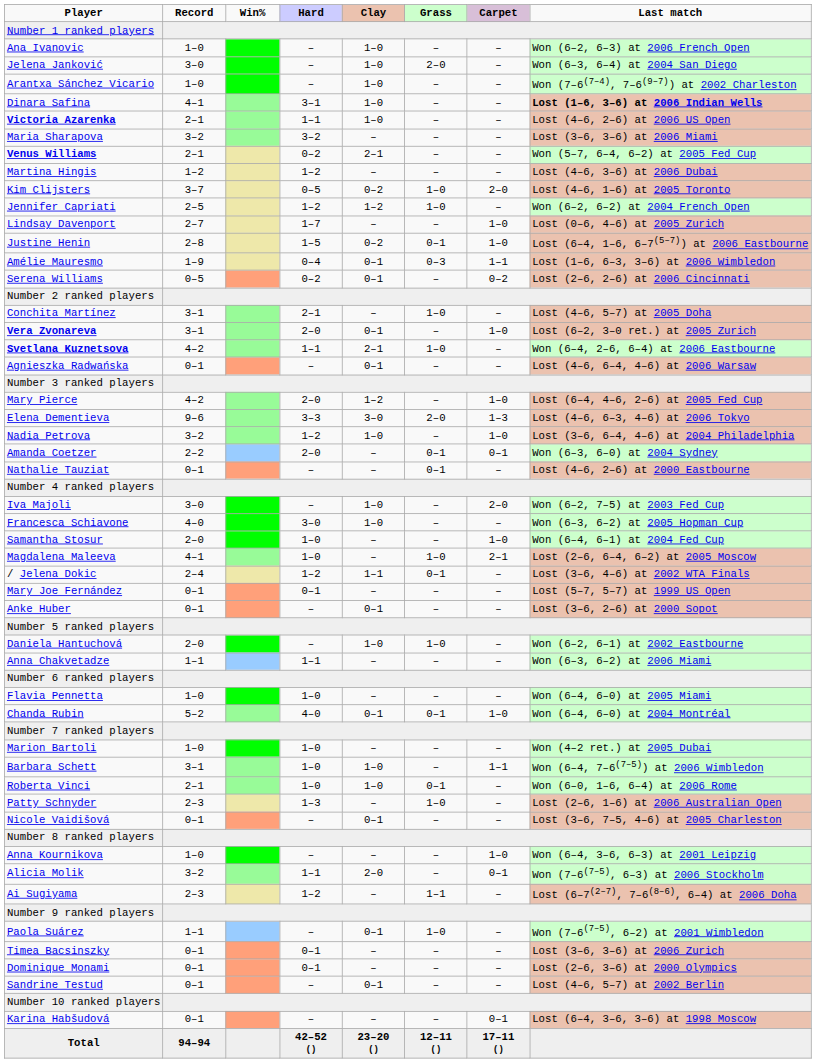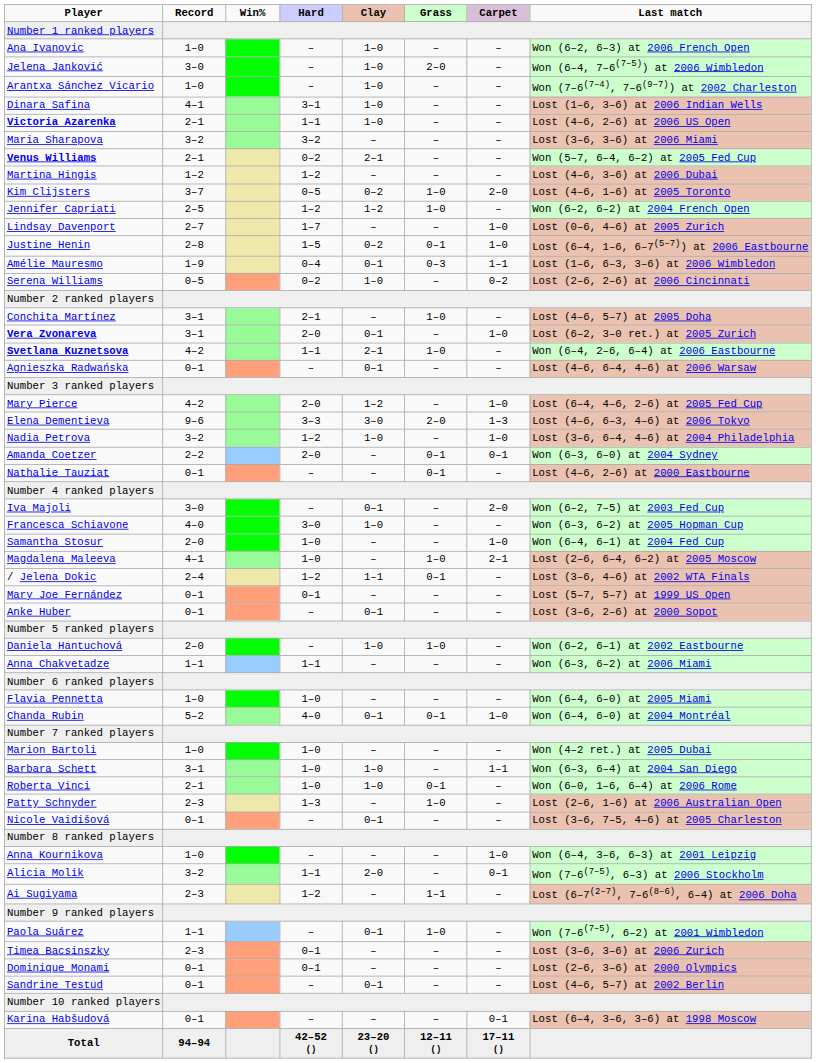(635, 65) Won (6–3, 6–4) at 2004 San Diego -> (648, 67) Won (6–4, 7–6(7–5)) at 2006 Wimbledon
(647, 103) bold -> (647, 105) normal
(373, 279) 0–1 -> (373, 282) 1–0
(373, 505) 1–0 -> (373, 508) 0–1
(648, 767) Won (6–4, 7–6(7–5)) at 2006 Wimbledon -> (635, 768) Won (6–3, 6–4) at 2004 San Diego
(194, 950) 0–1 -> (194, 950) 2–3
